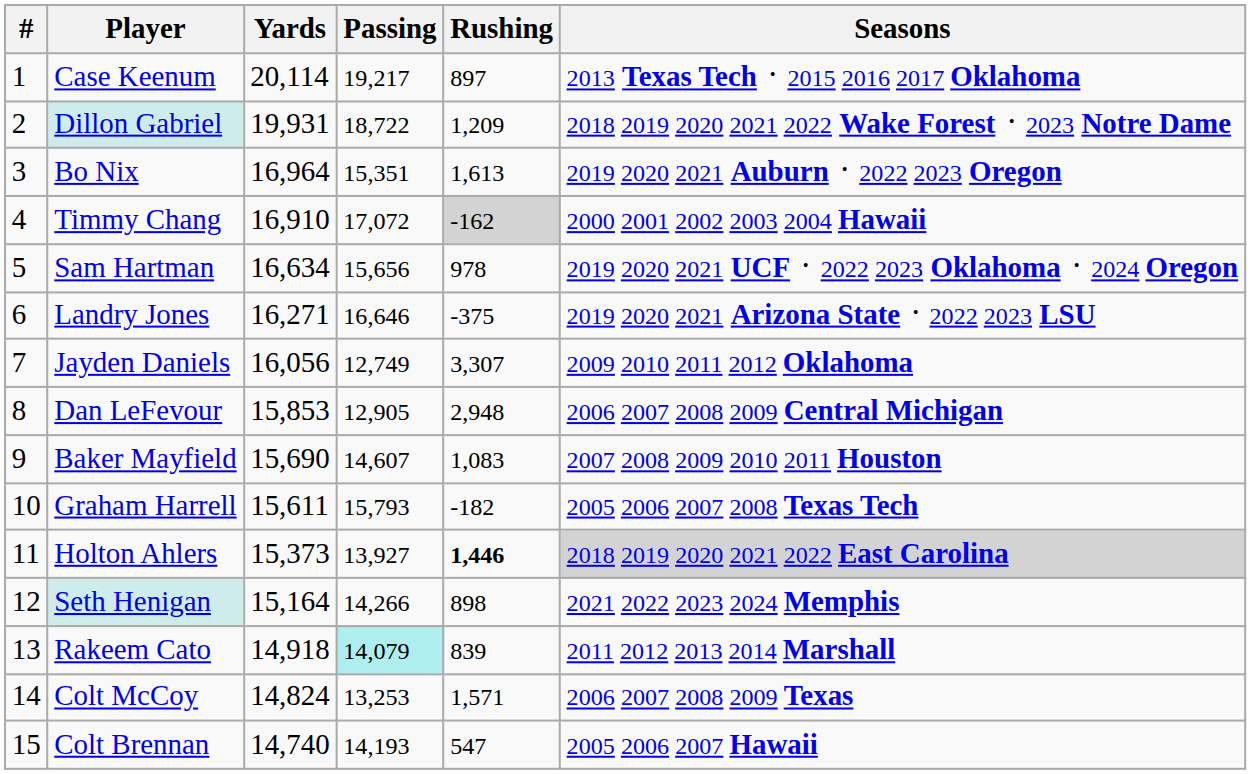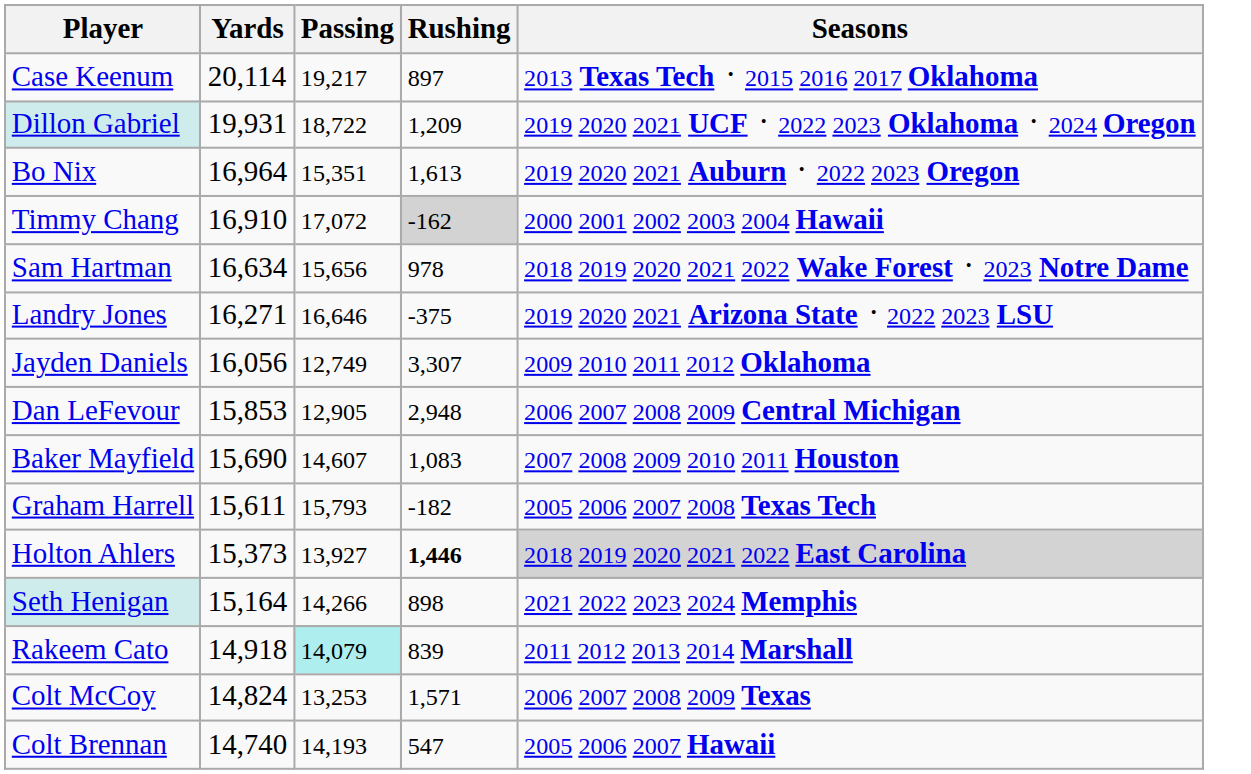- column: (26, 28)
(899, 124) 2018 2019 2020 2021 2022 Wake Forest ᛫ 2023 Notre Dame -> (860, 124) 2019 2020 2021 UCF ᛫ 2022 2023 Oklahoma ᛫ 2024 Oregon
(902, 267) 2019 2020 2021 UCF ᛫ 2022 2023 Oklahoma ᛫ 2024 Oregon -> (856, 267) 2018 2019 2020 2021 2022 Wake Forest ᛫ 2023 Notre Dame
